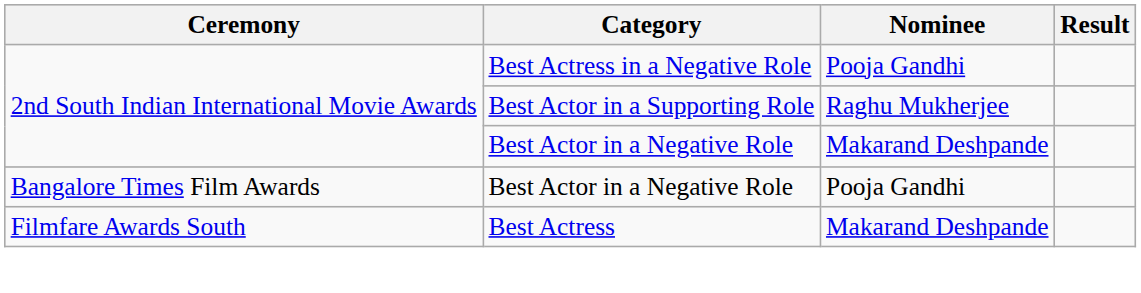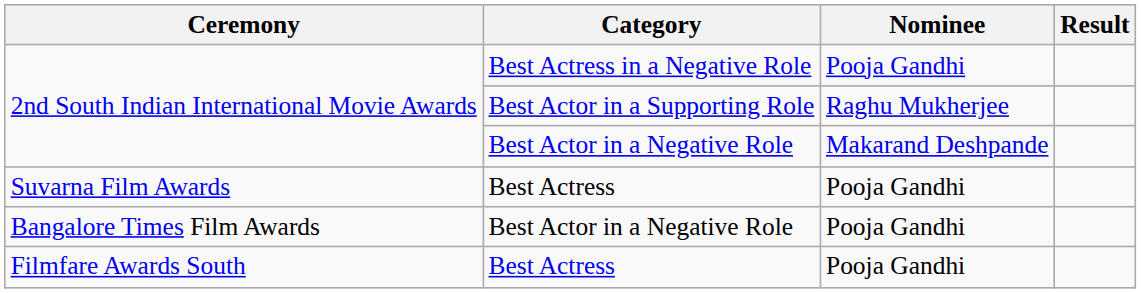+ row: (120, 186)
(937, 226) Makarand Deshpande -> (896, 266) Pooja Gandhi
